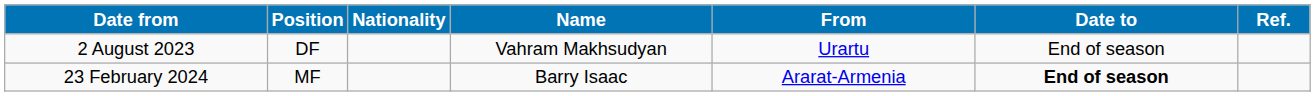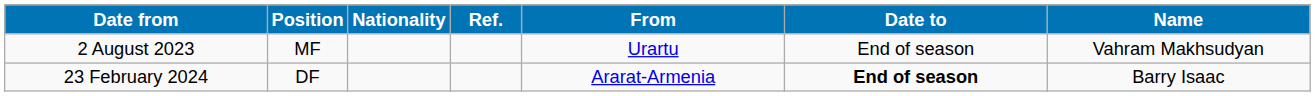columns swapped: (581, 19) <-> (1274, 19)
(308, 48) DF -> (308, 48) MF
(308, 77) MF -> (308, 77) DF
